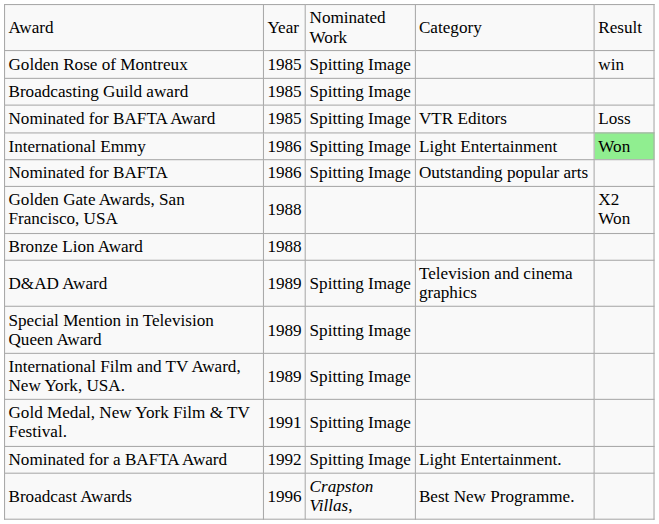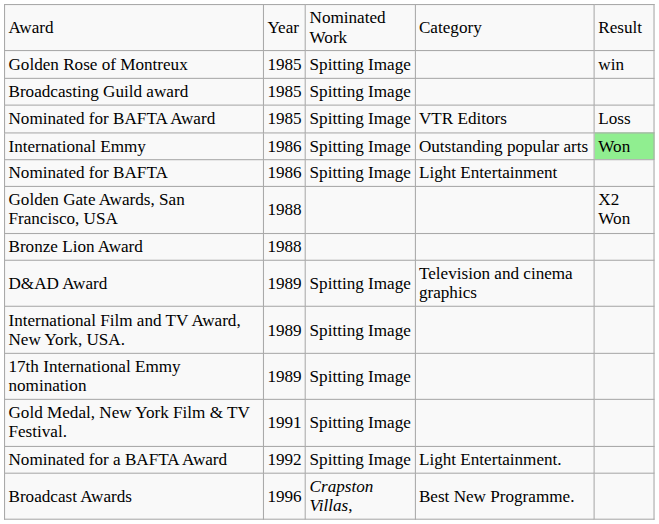(488, 145) Light Entertainment -> (504, 145) Outstanding popular arts
(504, 173) Outstanding popular arts -> (488, 173) Light Entertainment
- row: (111, 329)
+ row: (95, 376)
